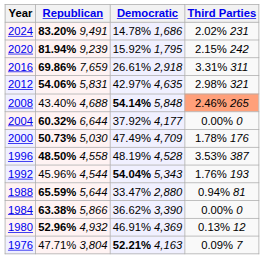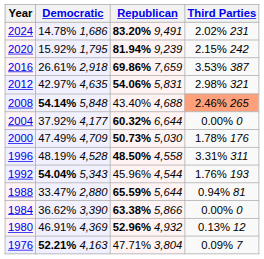columns swapped: (73, 14) <-> (148, 14)
(222, 67) 3.31% 311 -> (222, 67) 3.53% 387
(222, 156) 3.53% 387 -> (222, 156) 3.31% 311
